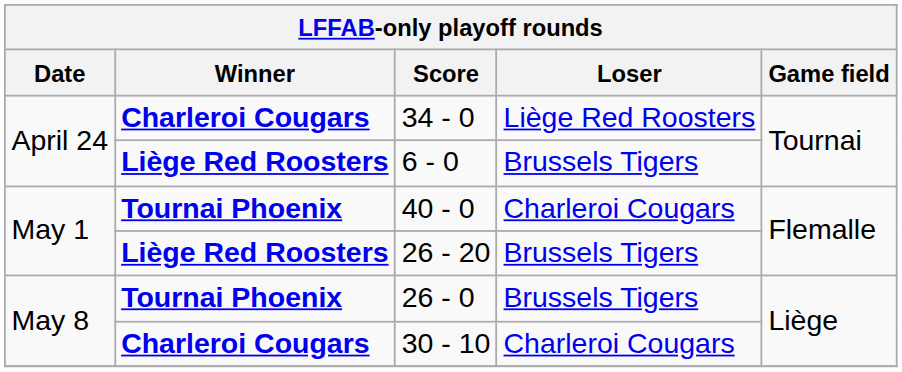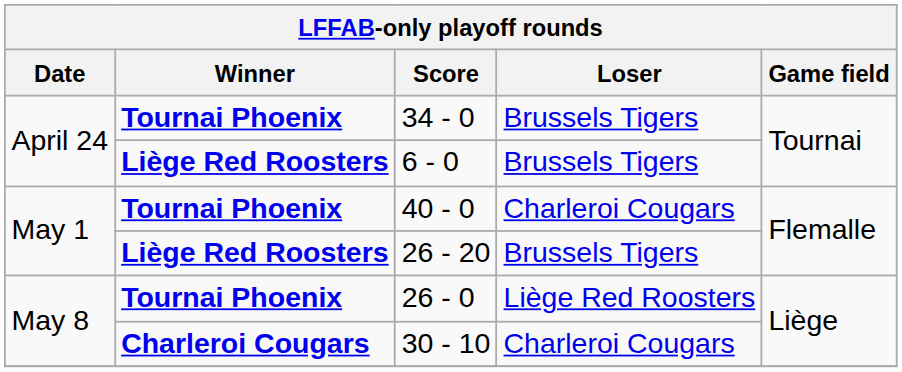(245, 117) Charleroi Cougars -> (232, 117) Tournai Phoenix
(629, 117) Liège Red Roosters -> (601, 117) Brussels Tigers
(601, 298) Brussels Tigers -> (629, 298) Liège Red Roosters
